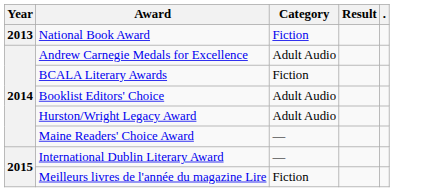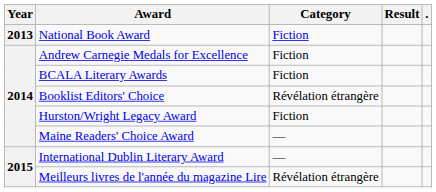(304, 55) Adult Audio -> (291, 55) Fiction
(304, 95) Adult Audio -> (326, 95) Révélation étrangère
(304, 116) Adult Audio -> (291, 116) Fiction
(291, 177) Fiction -> (326, 177) Révélation étrangère
